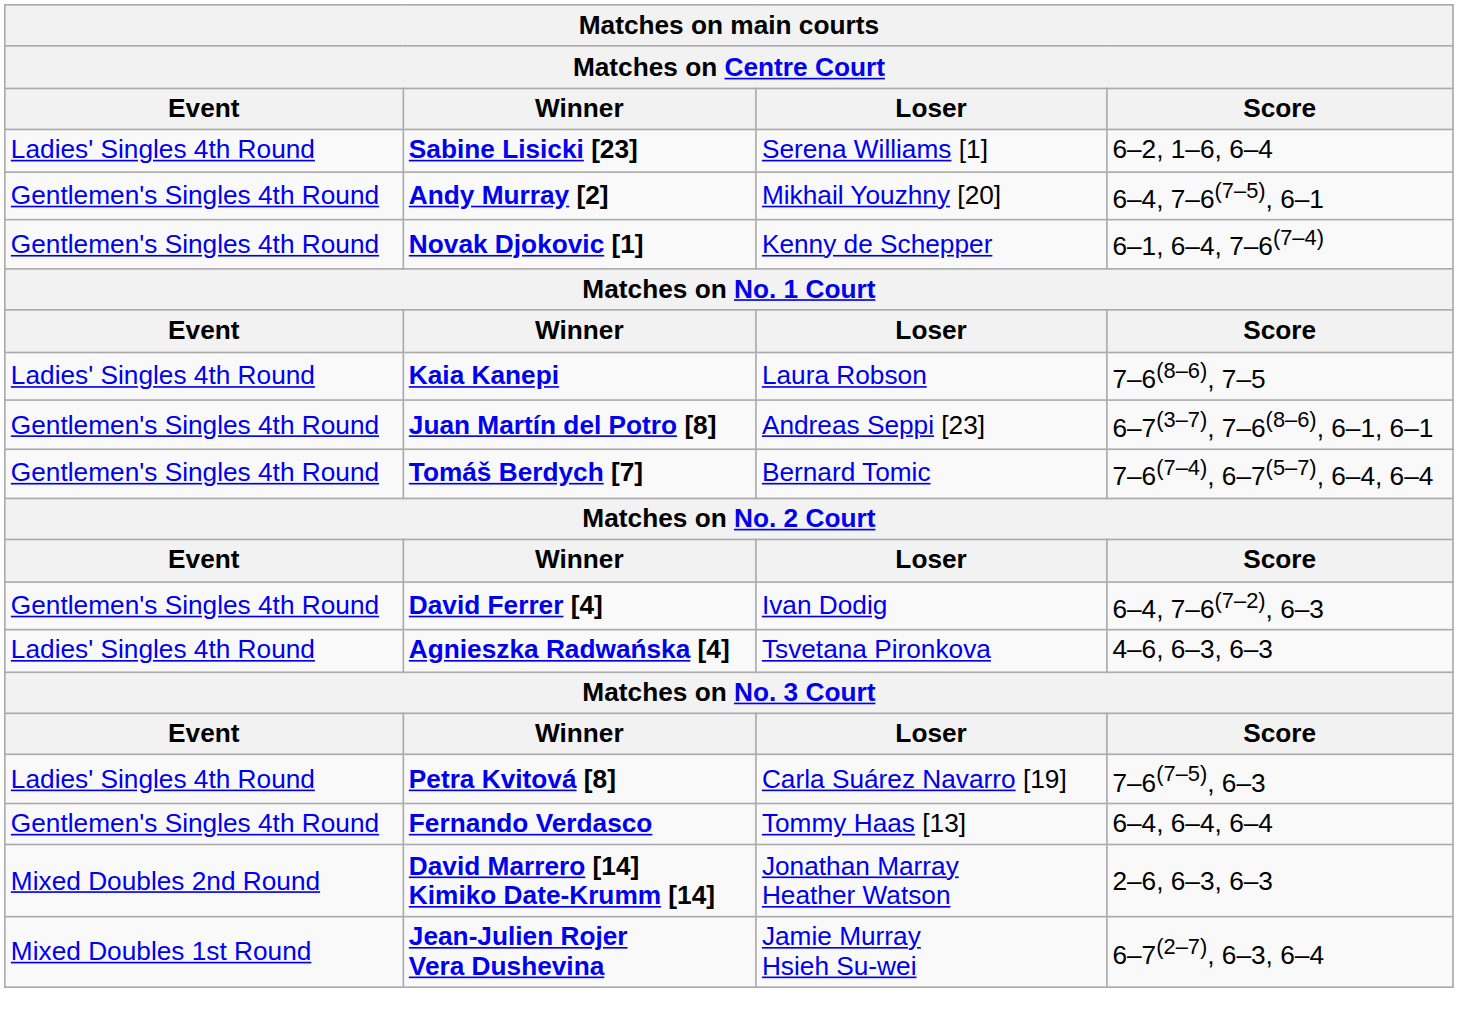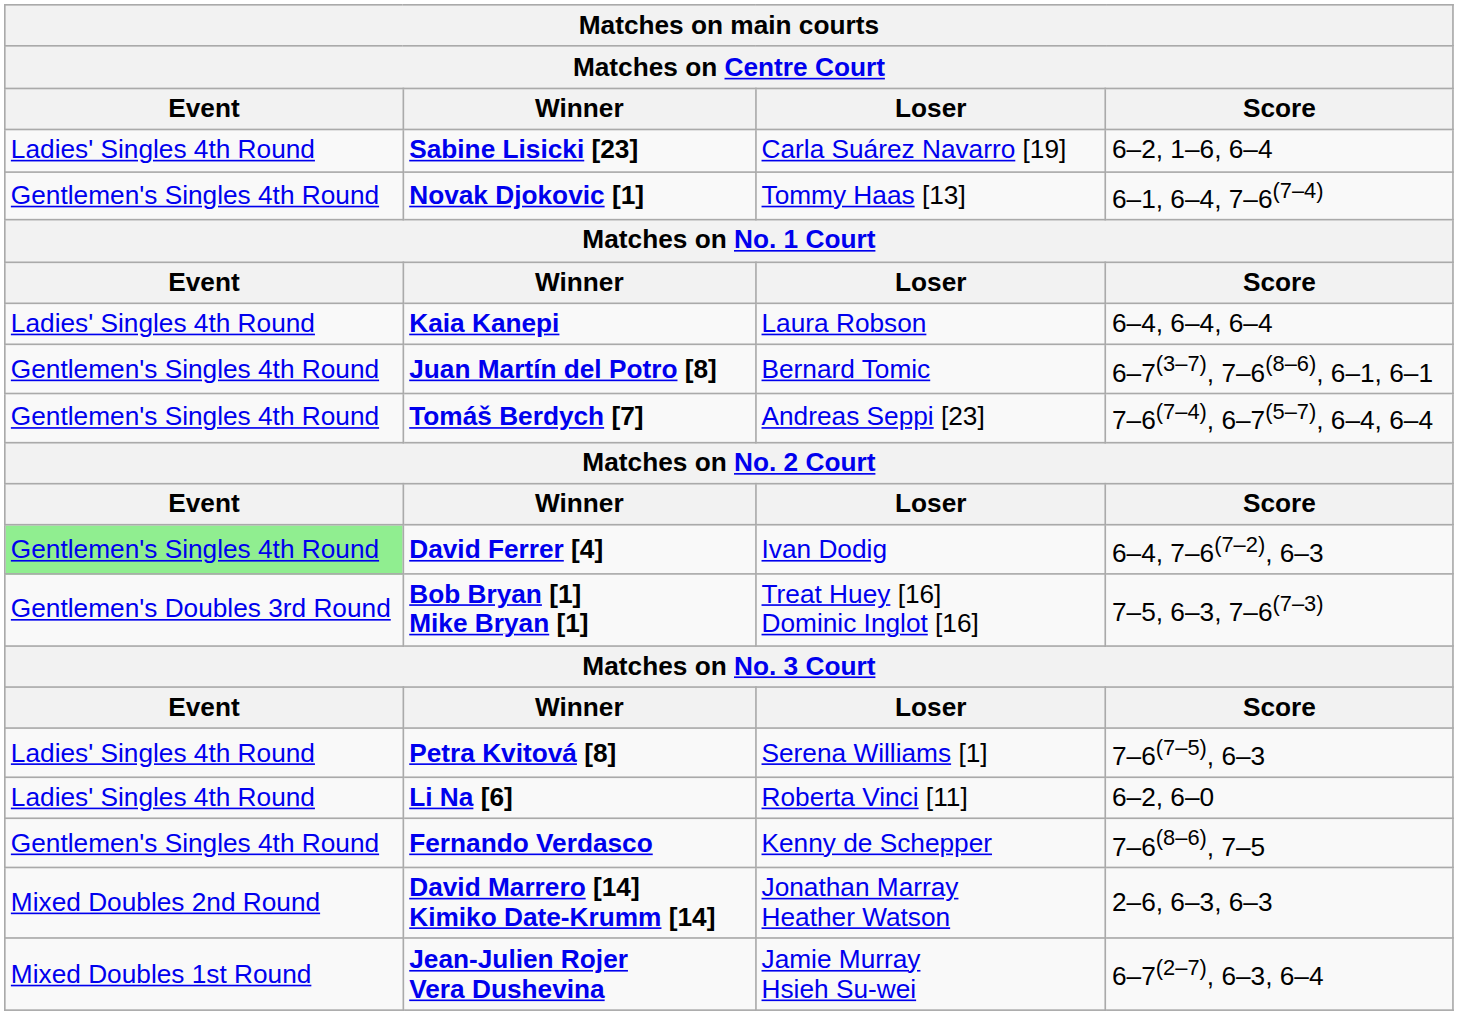(875, 150) Serena Williams [1] -> (914, 150) Carla Suárez Navarro [19]
- row: (509, 195)
(877, 244) Kenny de Schepper -> (864, 195) Tommy Haas [13]
(1189, 375) 7–6(8–6), 7–5 -> (1192, 323) 6–4, 6–4, 6–4
(873, 424) Andreas Seppi [23] -> (846, 368) Bernard Tomic
(846, 473) Bernard Tomic -> (873, 417) Andreas Seppi [23]
(195, 605) no background -> (195, 549) lightgreen background
- row: (569, 650)
+ row: (499, 609)
(914, 778) Carla Suárez Navarro [19] -> (875, 752) Serena Williams [1]
+ row: (461, 797)
(864, 824) Tommy Haas [13] -> (877, 842) Kenny de Schepper
(1193, 824) 6–4, 6–4, 6–4 -> (1189, 842) 7–6(8–6), 7–5
